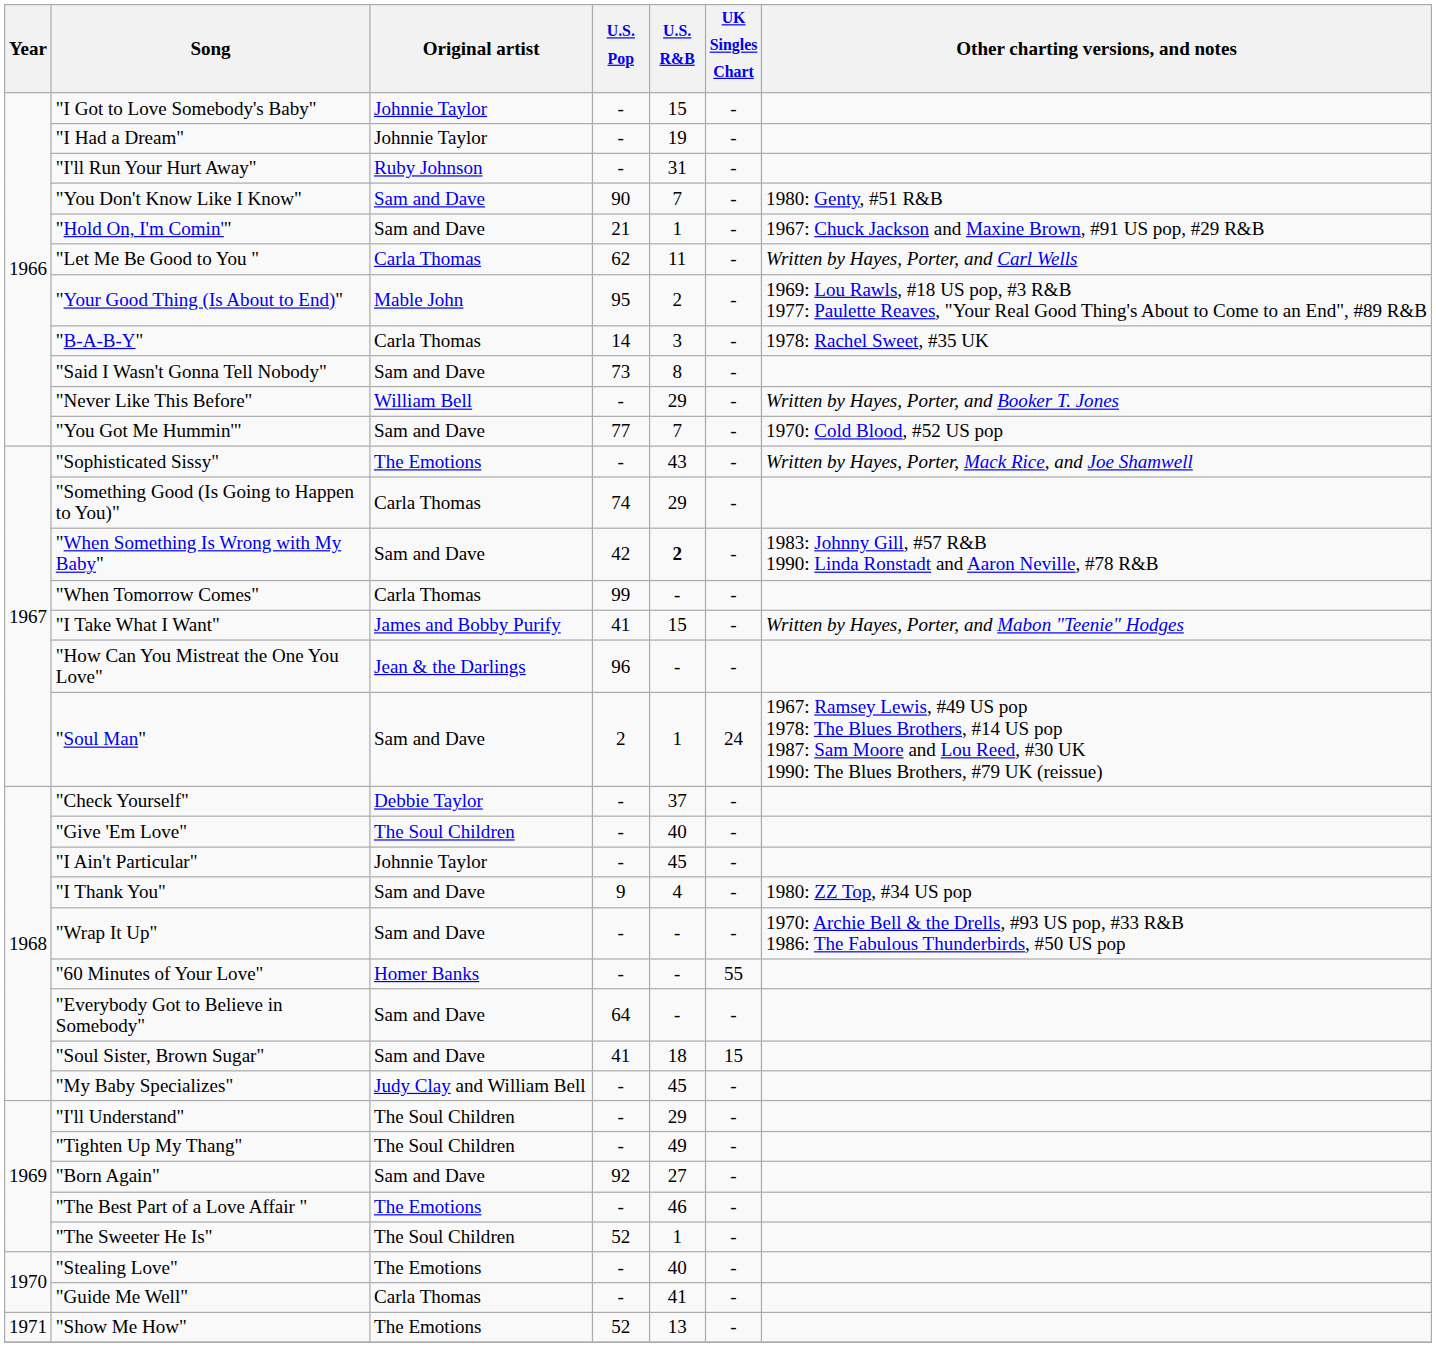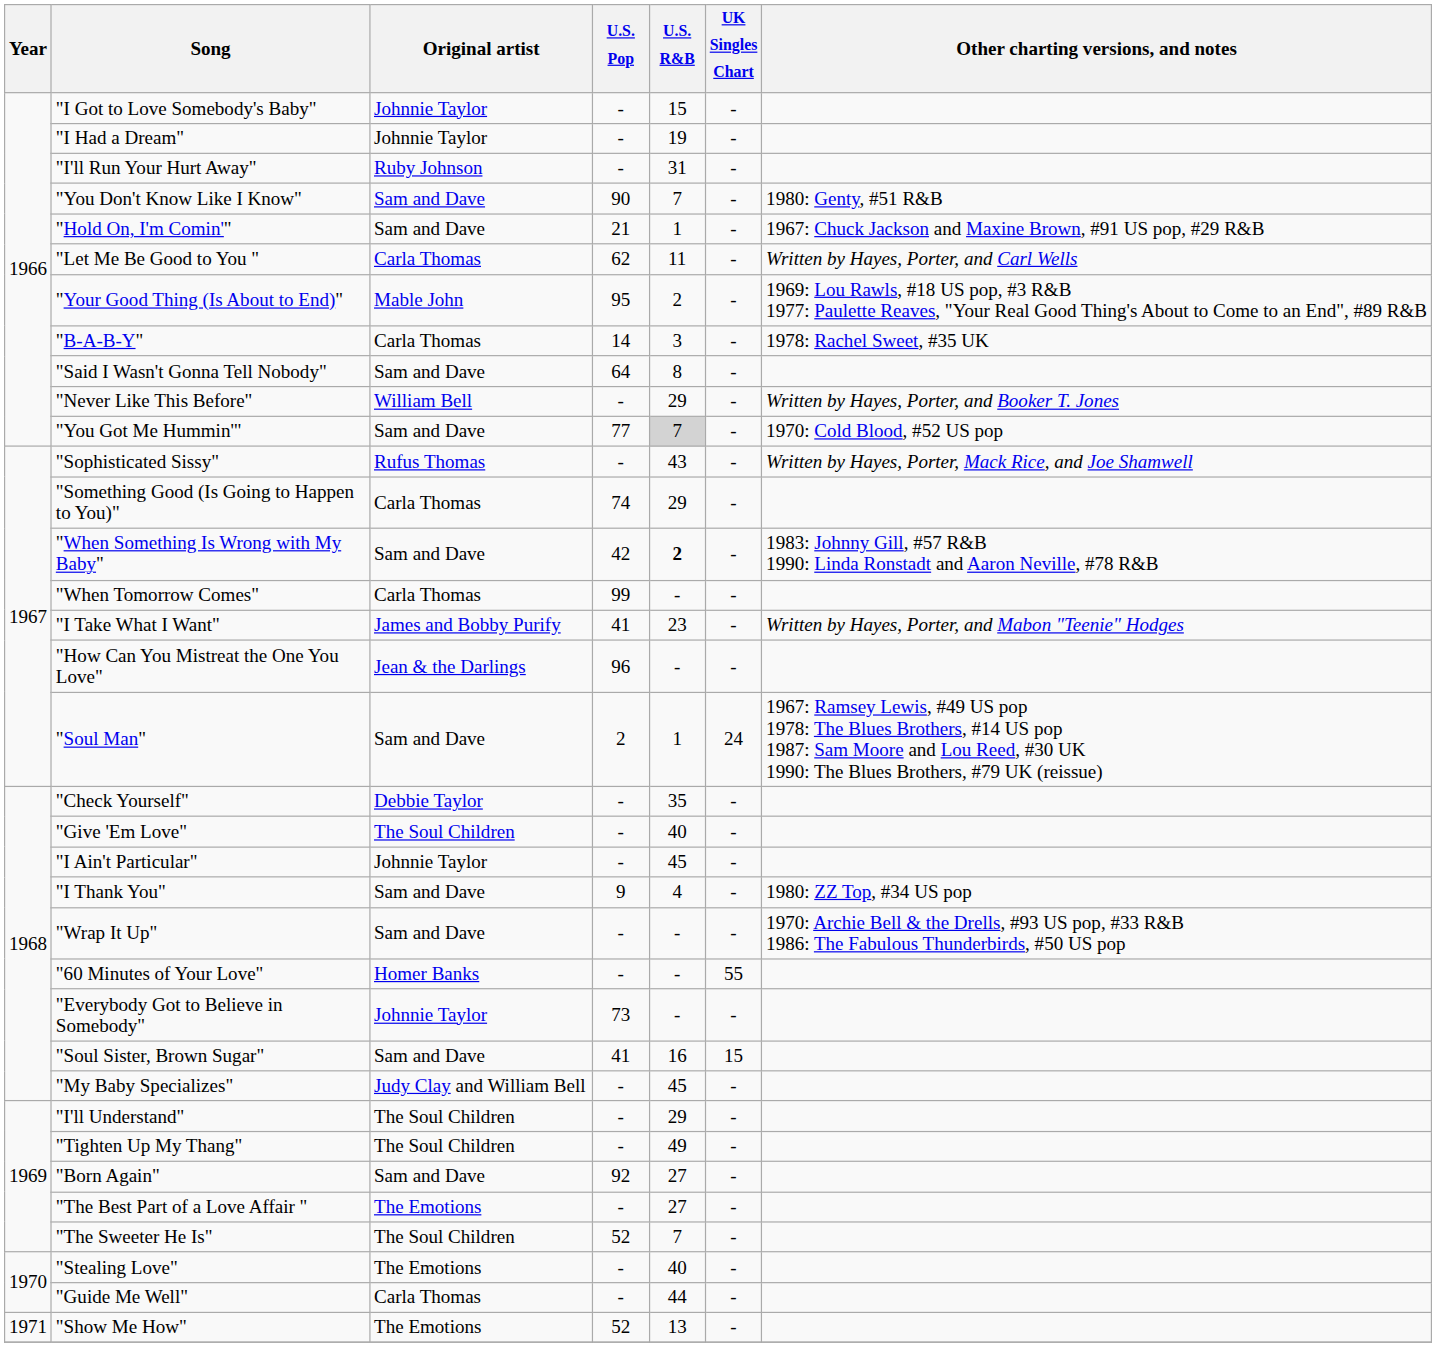(621, 371) 73 -> (621, 371) 64
(677, 431) no background -> (677, 431) lightgrey background
(428, 461) The Emotions -> (430, 461) Rufus Thomas
(677, 625) 15 -> (677, 625) 23
(677, 801) 37 -> (677, 801) 35
(430, 1014) Sam and Dave -> (431, 1014) Johnnie Taylor
(621, 1014) 64 -> (621, 1014) 73
(677, 1055) 18 -> (677, 1055) 16
(677, 1206) 46 -> (677, 1206) 27
(677, 1236) 1 -> (677, 1236) 7
(677, 1297) 41 -> (677, 1297) 44
